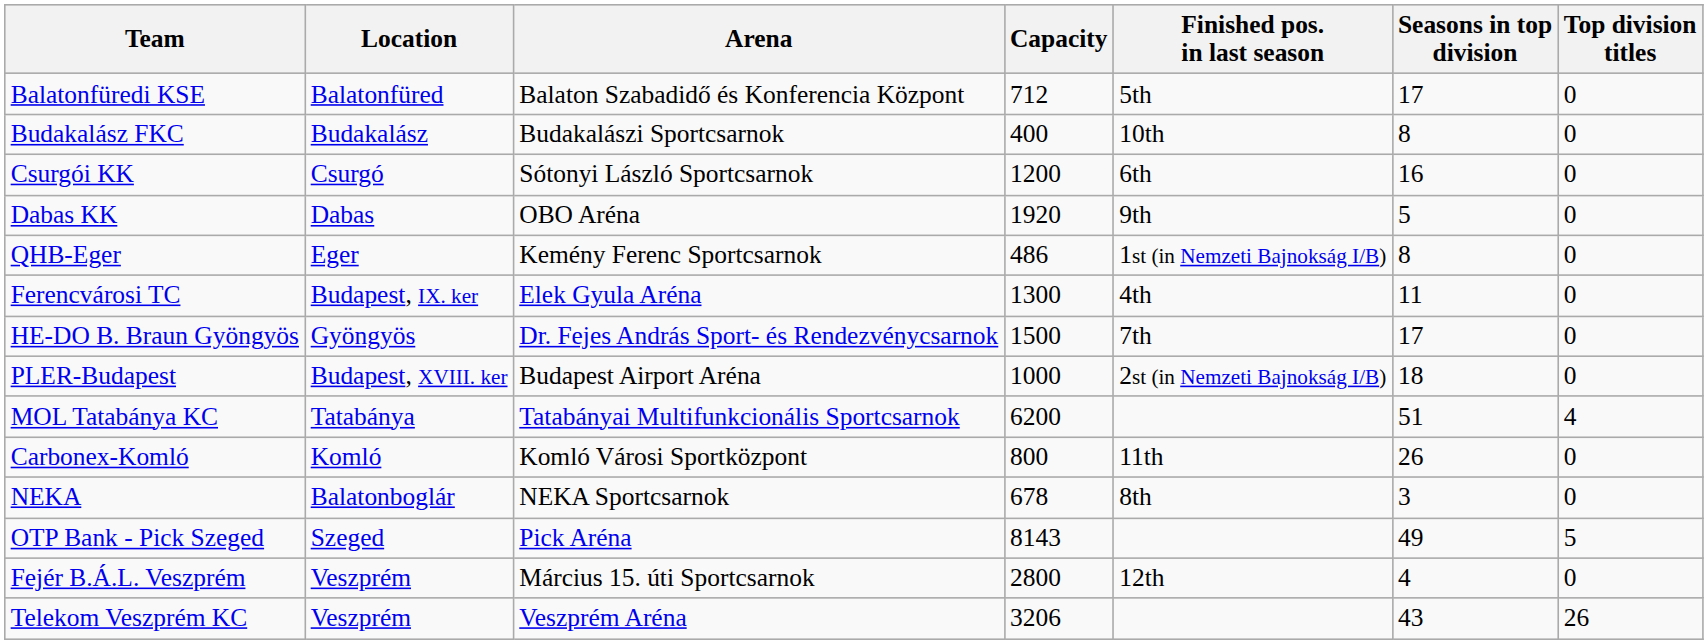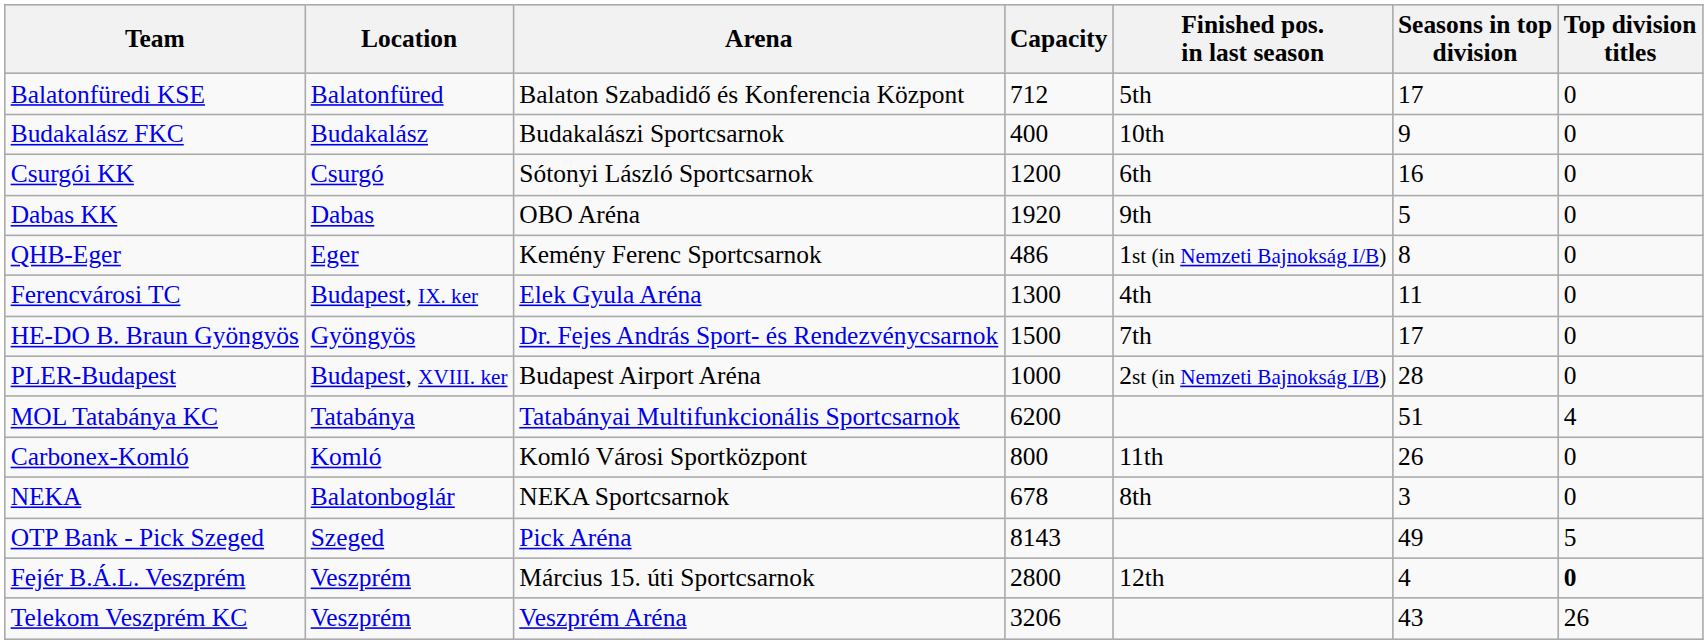(1404, 133) 8 -> (1404, 133) 9
(1411, 376) 18 -> (1411, 376) 28
(1570, 577) normal -> (1570, 577) bold
